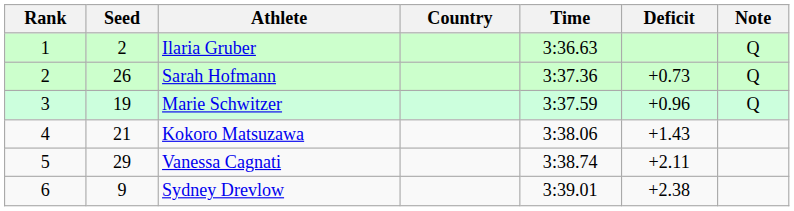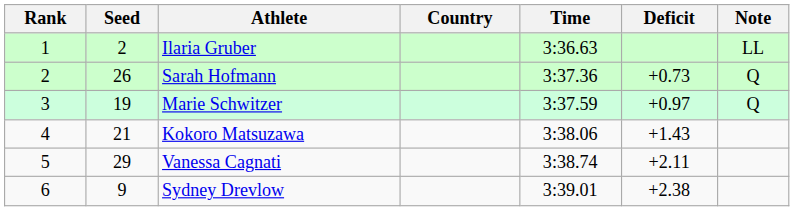(753, 47) Q -> (753, 47) LL
(669, 104) +0.96 -> (669, 104) +0.97
